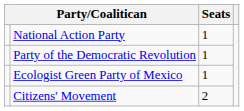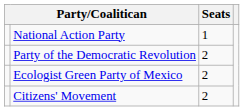(205, 55) 1 -> (205, 55) 2
(205, 75) 1 -> (205, 75) 2
